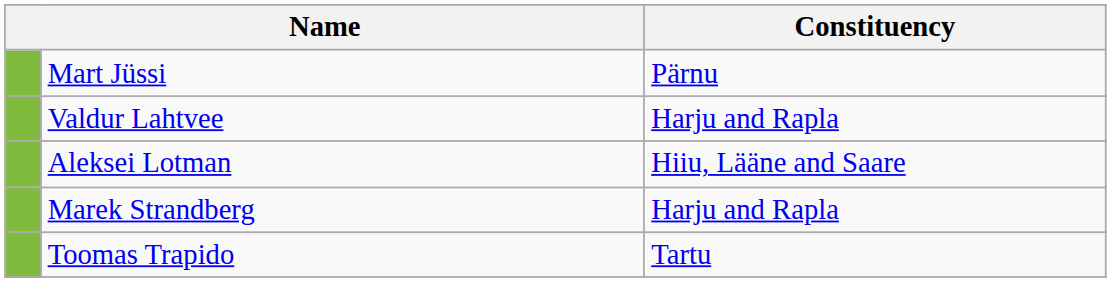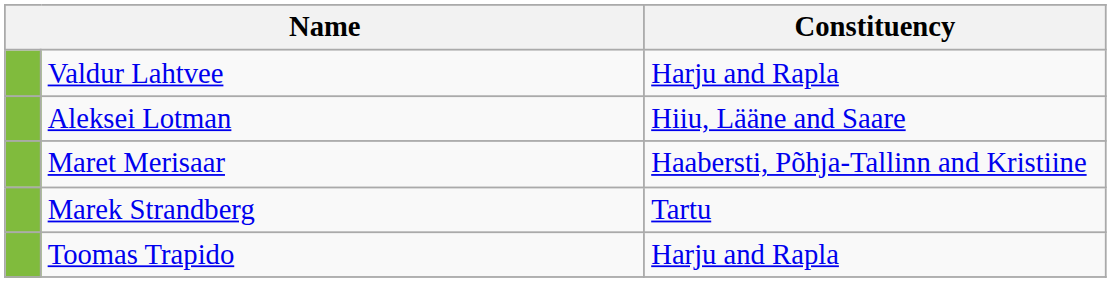- row: (107, 72)
+ row: (136, 163)
(745, 208) Harju and Rapla -> (681, 208) Tartu
(681, 254) Tartu -> (745, 254) Harju and Rapla
